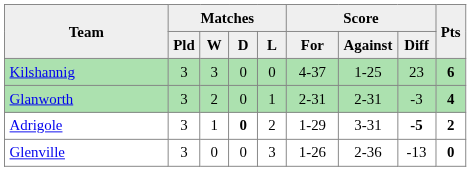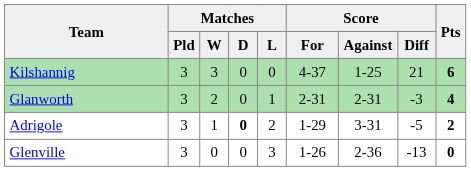(417, 71) 23 -> (417, 71) 21
(417, 125) bold -> (417, 125) normal
